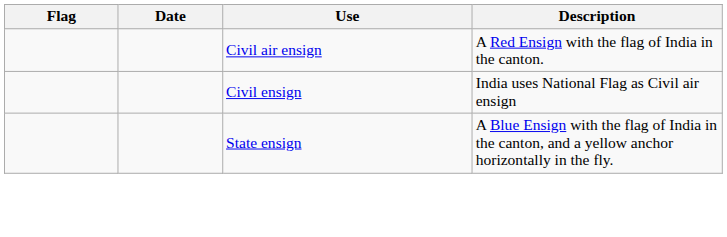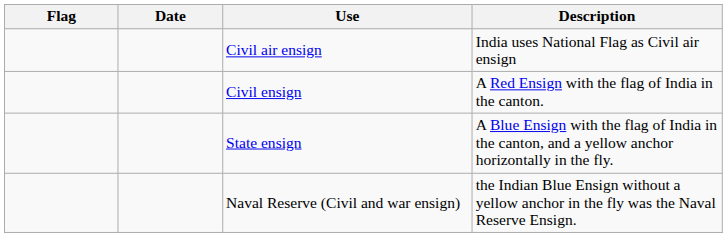(594, 50) A Red Ensign with the flag of India in the canton. -> (587, 50) India uses National Flag as Civil air ensign
(587, 92) India uses National Flag as Civil air ensign -> (594, 92) A Red Ensign with the flag of India in the canton.
+ row: (343, 202)
